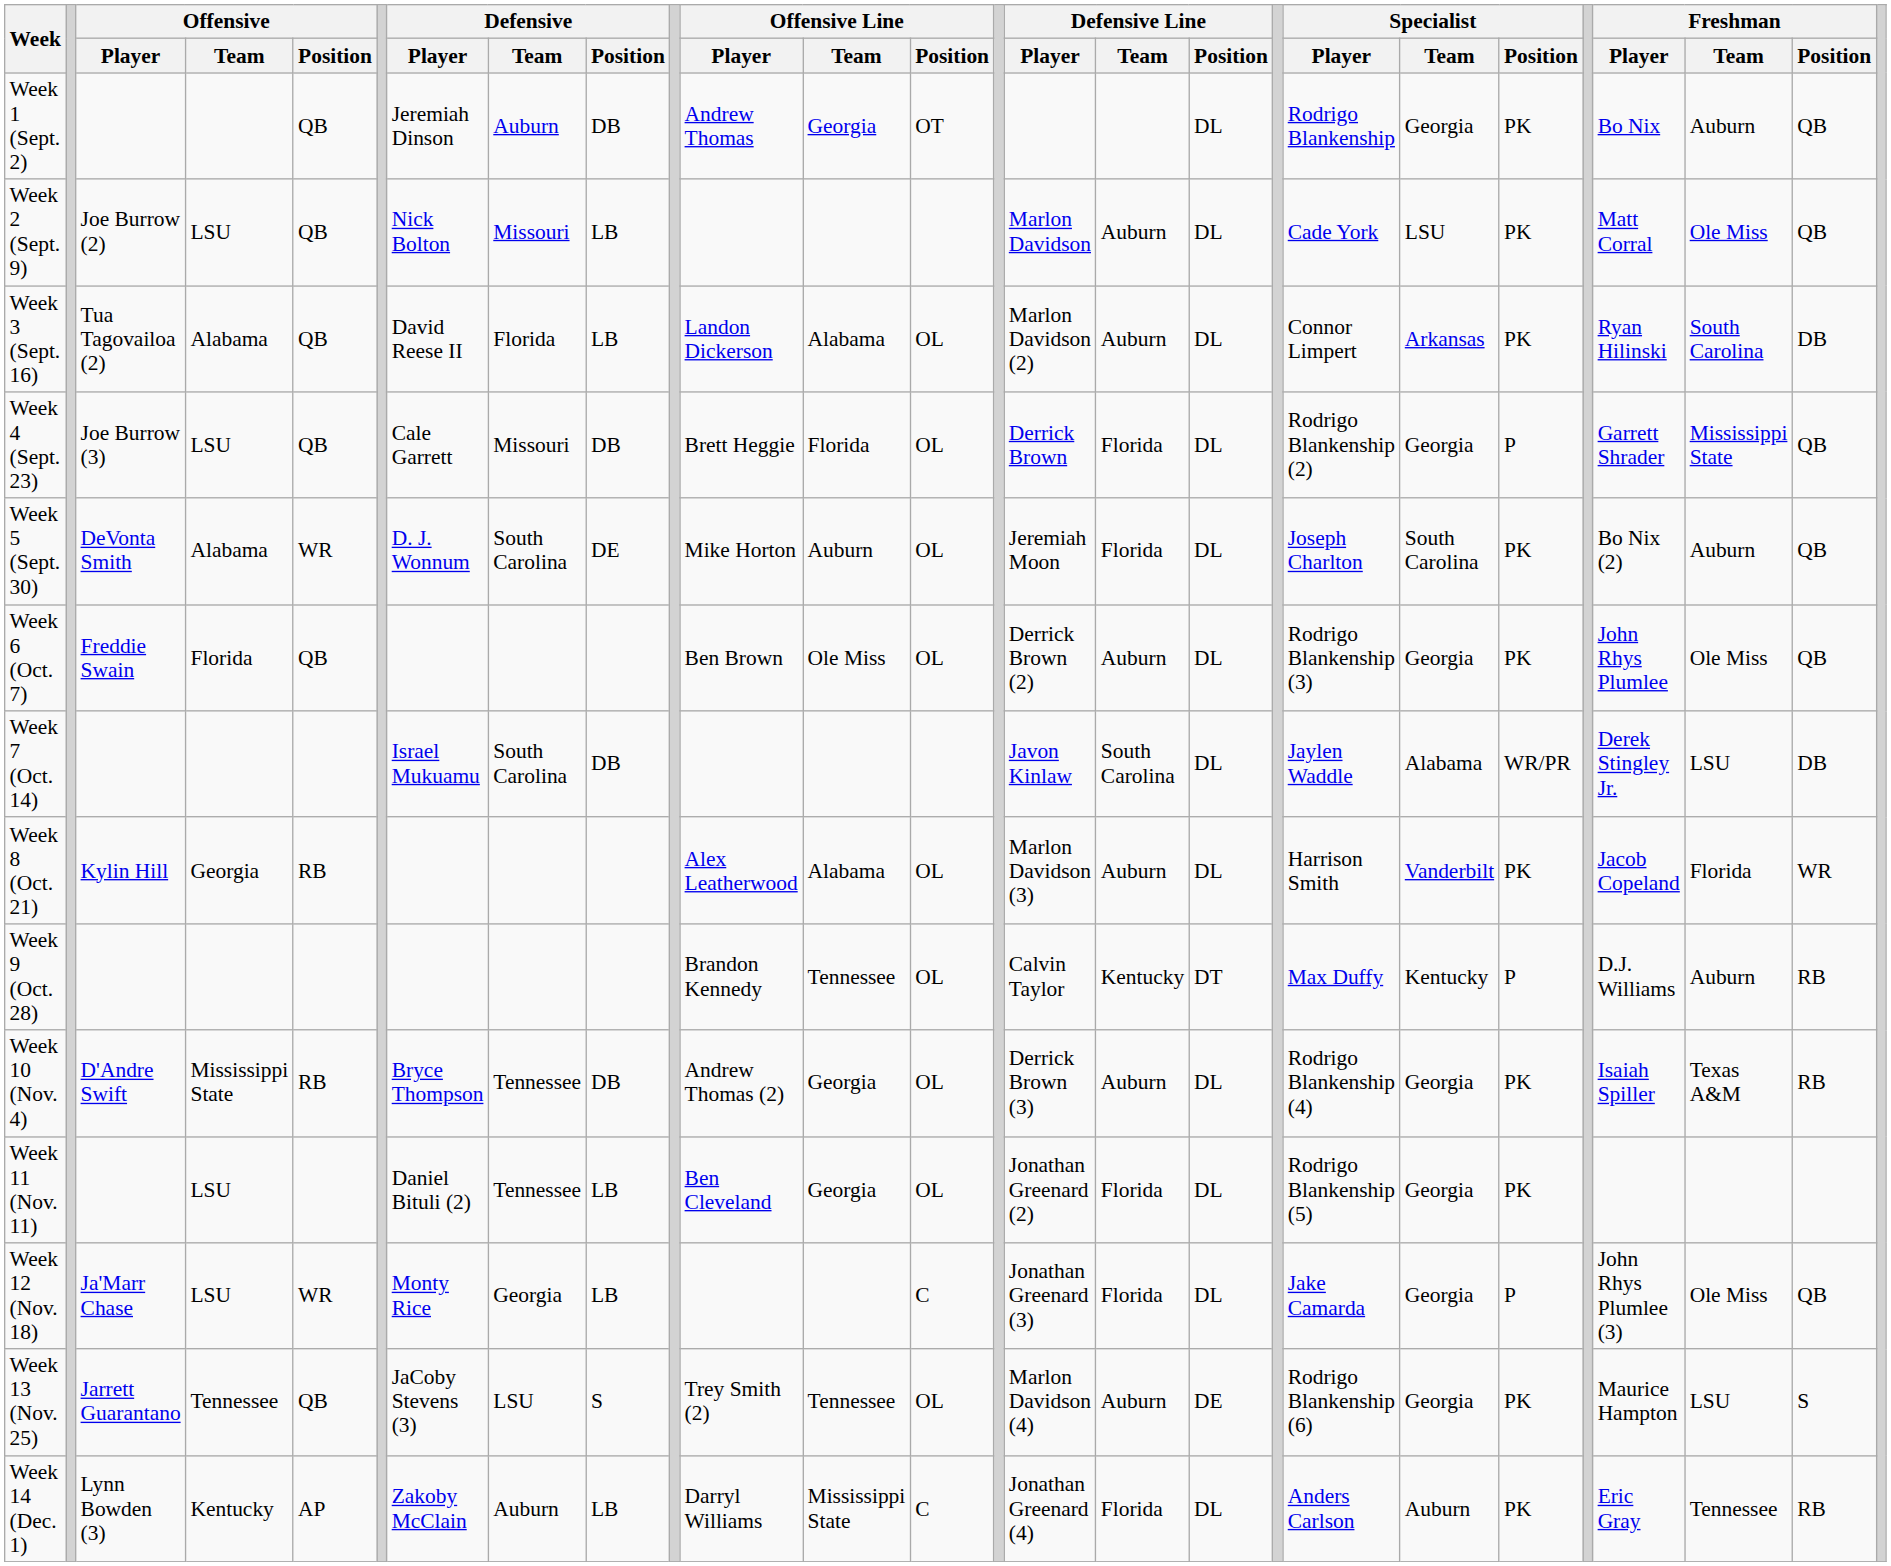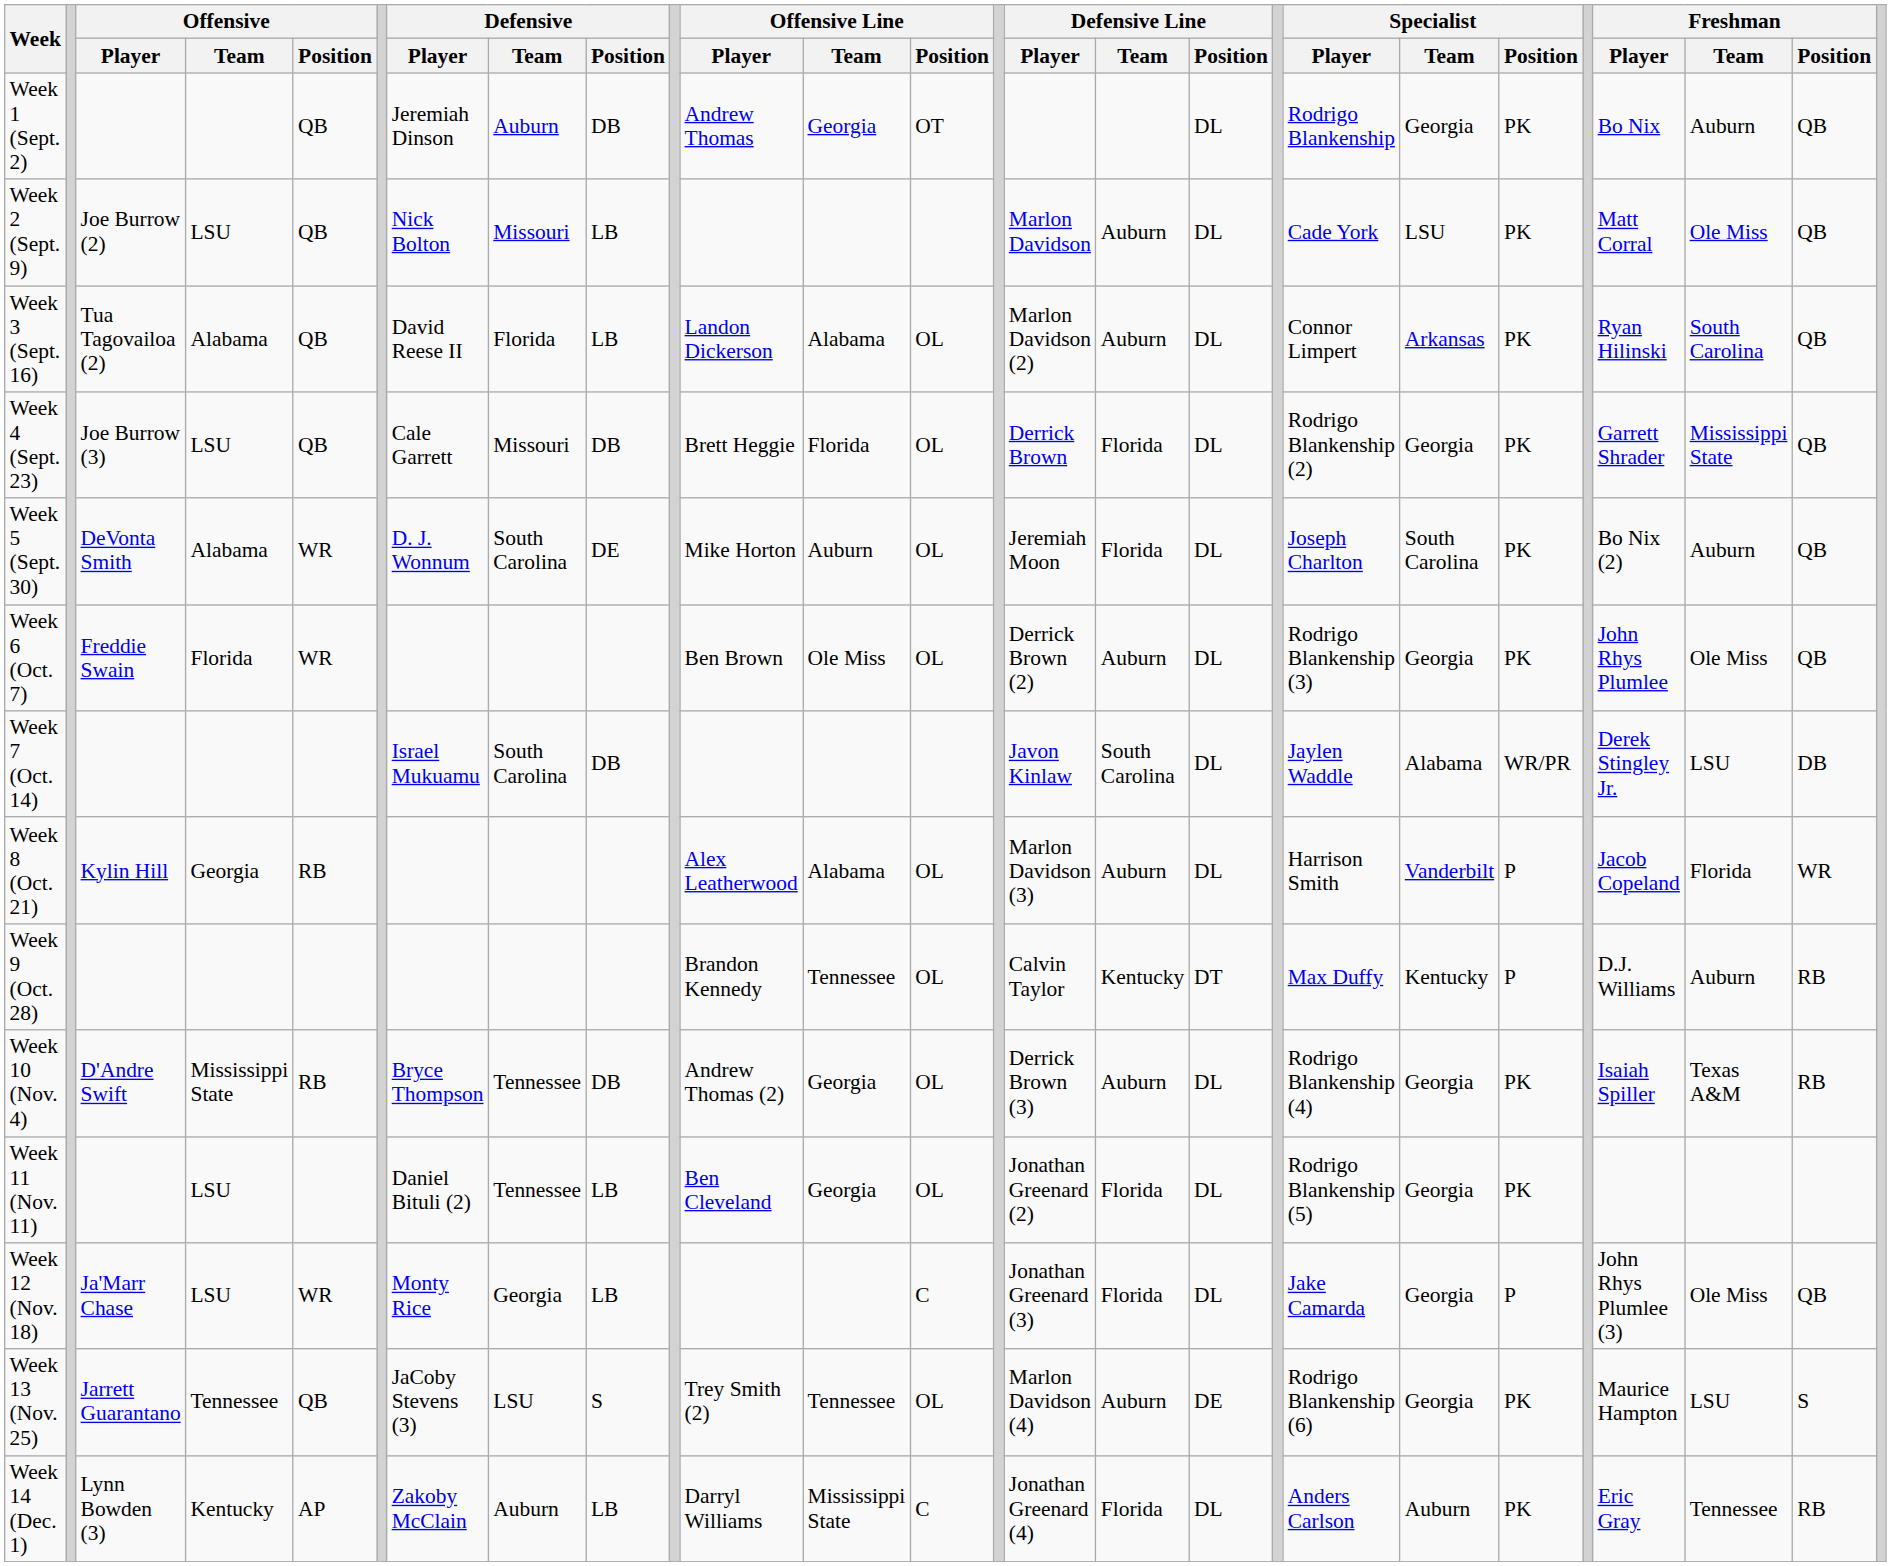(1812, 338) DB -> (1812, 338) QB
(1510, 444) P -> (1518, 444) PK
(313, 657) QB -> (315, 657) WR
(1518, 870) PK -> (1510, 870) P
